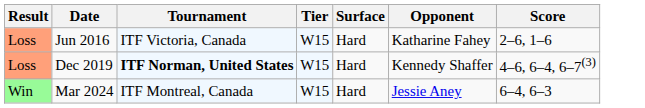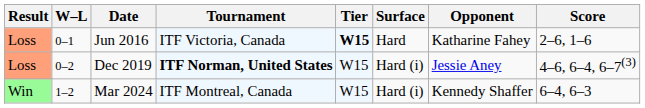+ column: (71, 16)
(315, 39) normal -> (354, 39) bold
(351, 65) Hard -> (400, 65) Hard (i)
(442, 65) Kennedy Shaffer -> (467, 65) Jessie Aney
(351, 91) Hard -> (400, 91) Hard (i)
(427, 91) Jessie Aney -> (482, 91) Kennedy Shaffer
